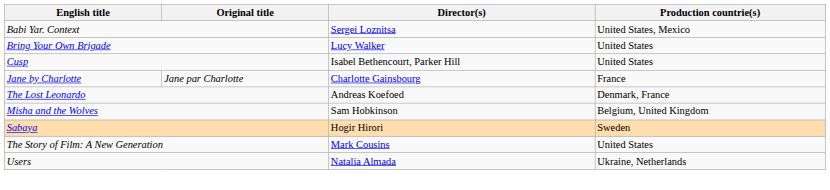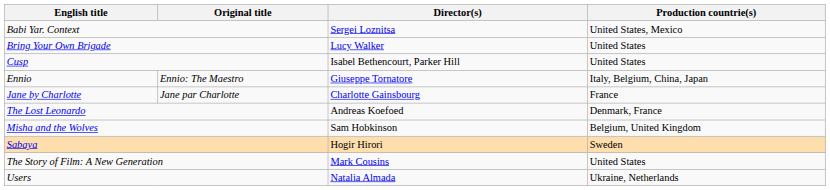+ row: (19, 78)
